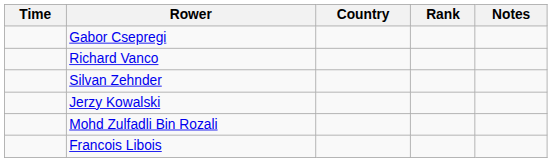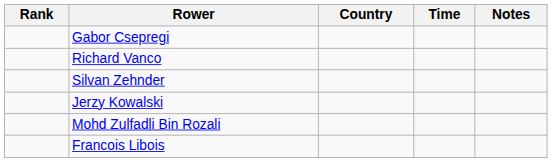columns swapped: (443, 15) <-> (35, 15)
